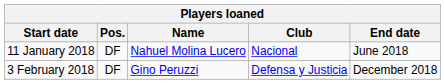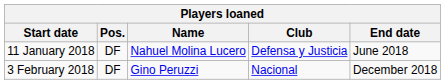(274, 51) Nacional -> (299, 51) Defensa y Justicia
(299, 70) Defensa y Justicia -> (274, 70) Nacional
